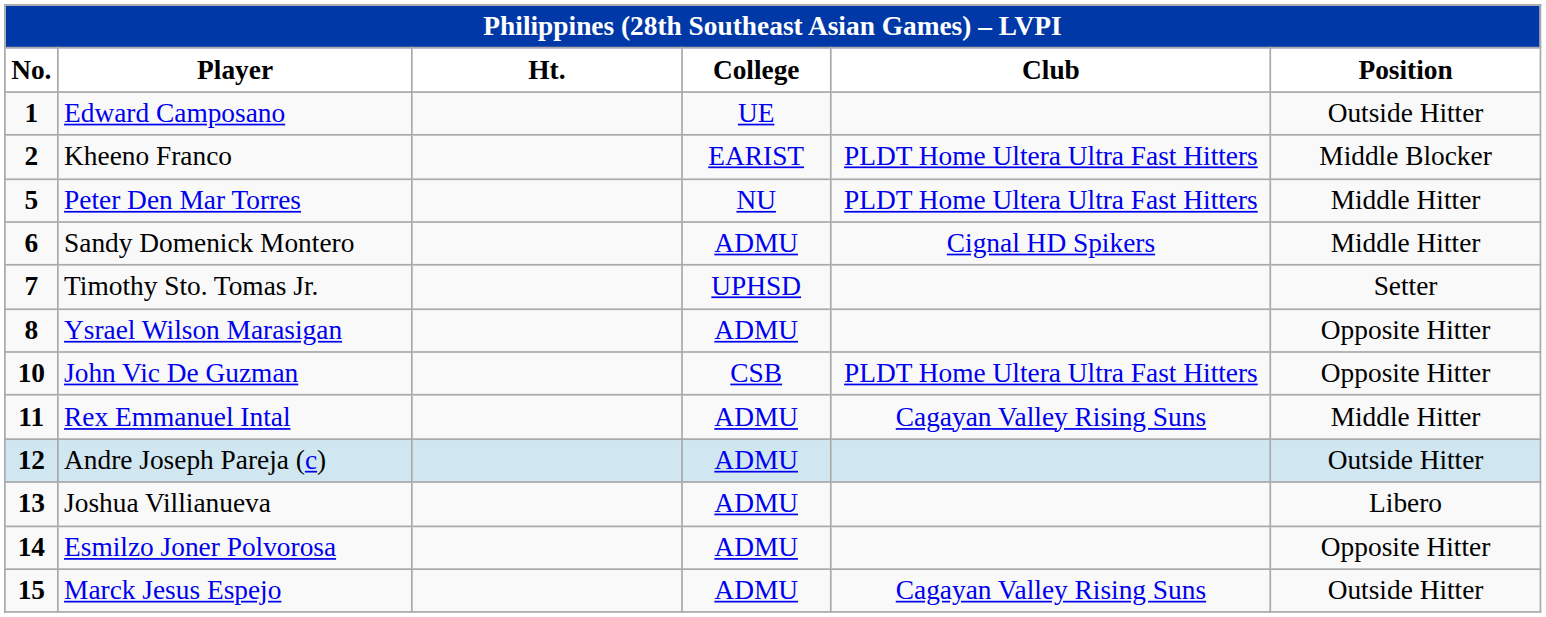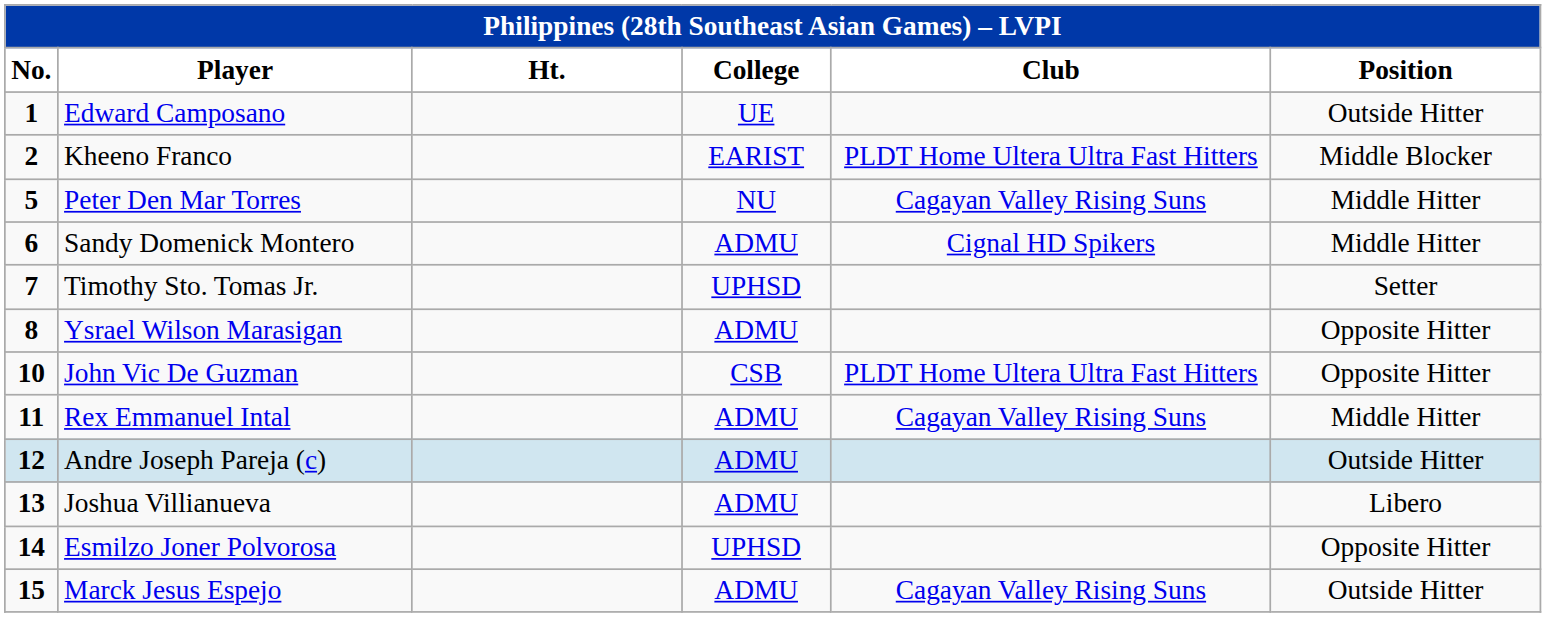(1051, 199) PLDT Home Ultera Ultra Fast Hitters -> (1051, 199) Cagayan Valley Rising Suns
(756, 546) ADMU -> (756, 546) UPHSD
